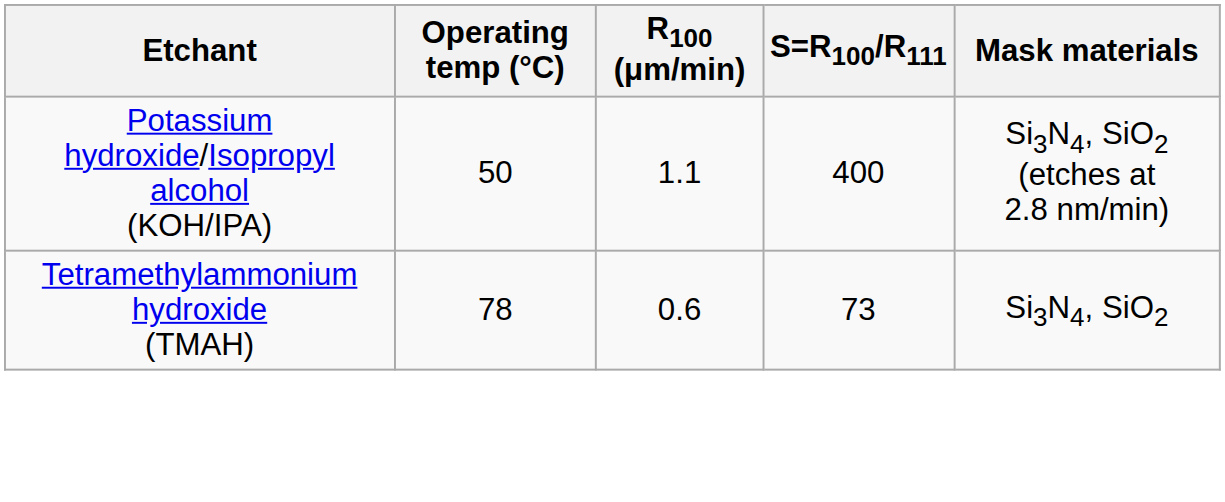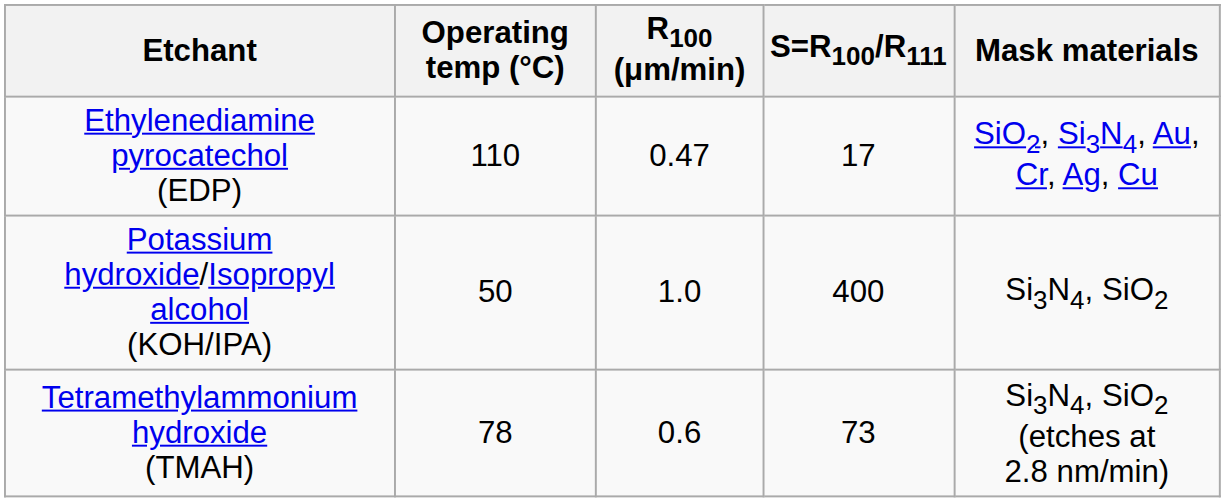+ row: (200, 155)
(680, 172) 1.1 -> (680, 292) 1.0
(1087, 172) Si3N4, SiO2 (etches at 2.8 nm/min) -> (1087, 293) Si3N4, SiO2
(1087, 310) Si3N4, SiO2 -> (1087, 432) Si3N4, SiO2 (etches at 2.8 nm/min)
